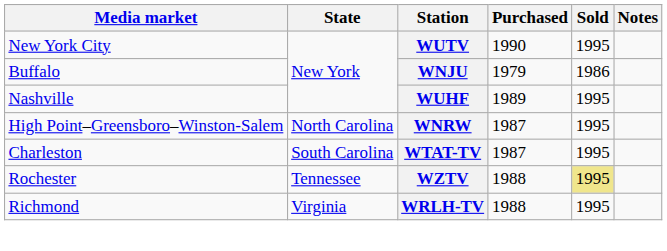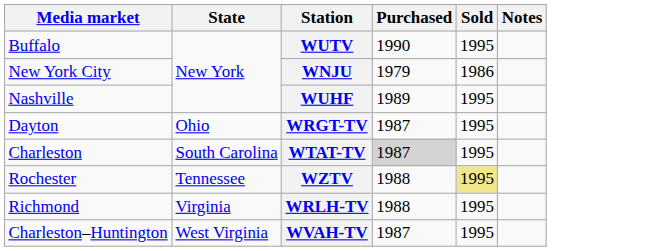(60, 44) New York City -> (34, 44) Buffalo
(34, 71) Buffalo -> (60, 71) New York City
- row: (443, 125)
+ row: (327, 125)
(509, 152) no background -> (393, 152) lightgrey background
+ row: (327, 233)
